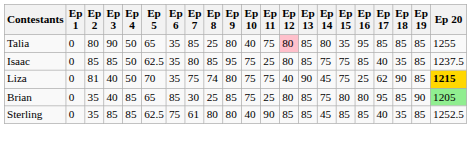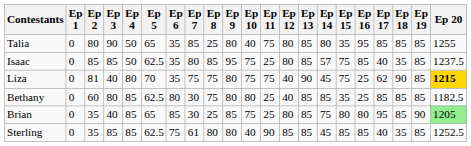(288, 43) pink background -> (288, 43) no background
(325, 61) 75 -> (325, 61) 57
(131, 79) 50 -> (131, 79) 80
(212, 79) 74 -> (212, 79) 75
+ row: (26, 97)
